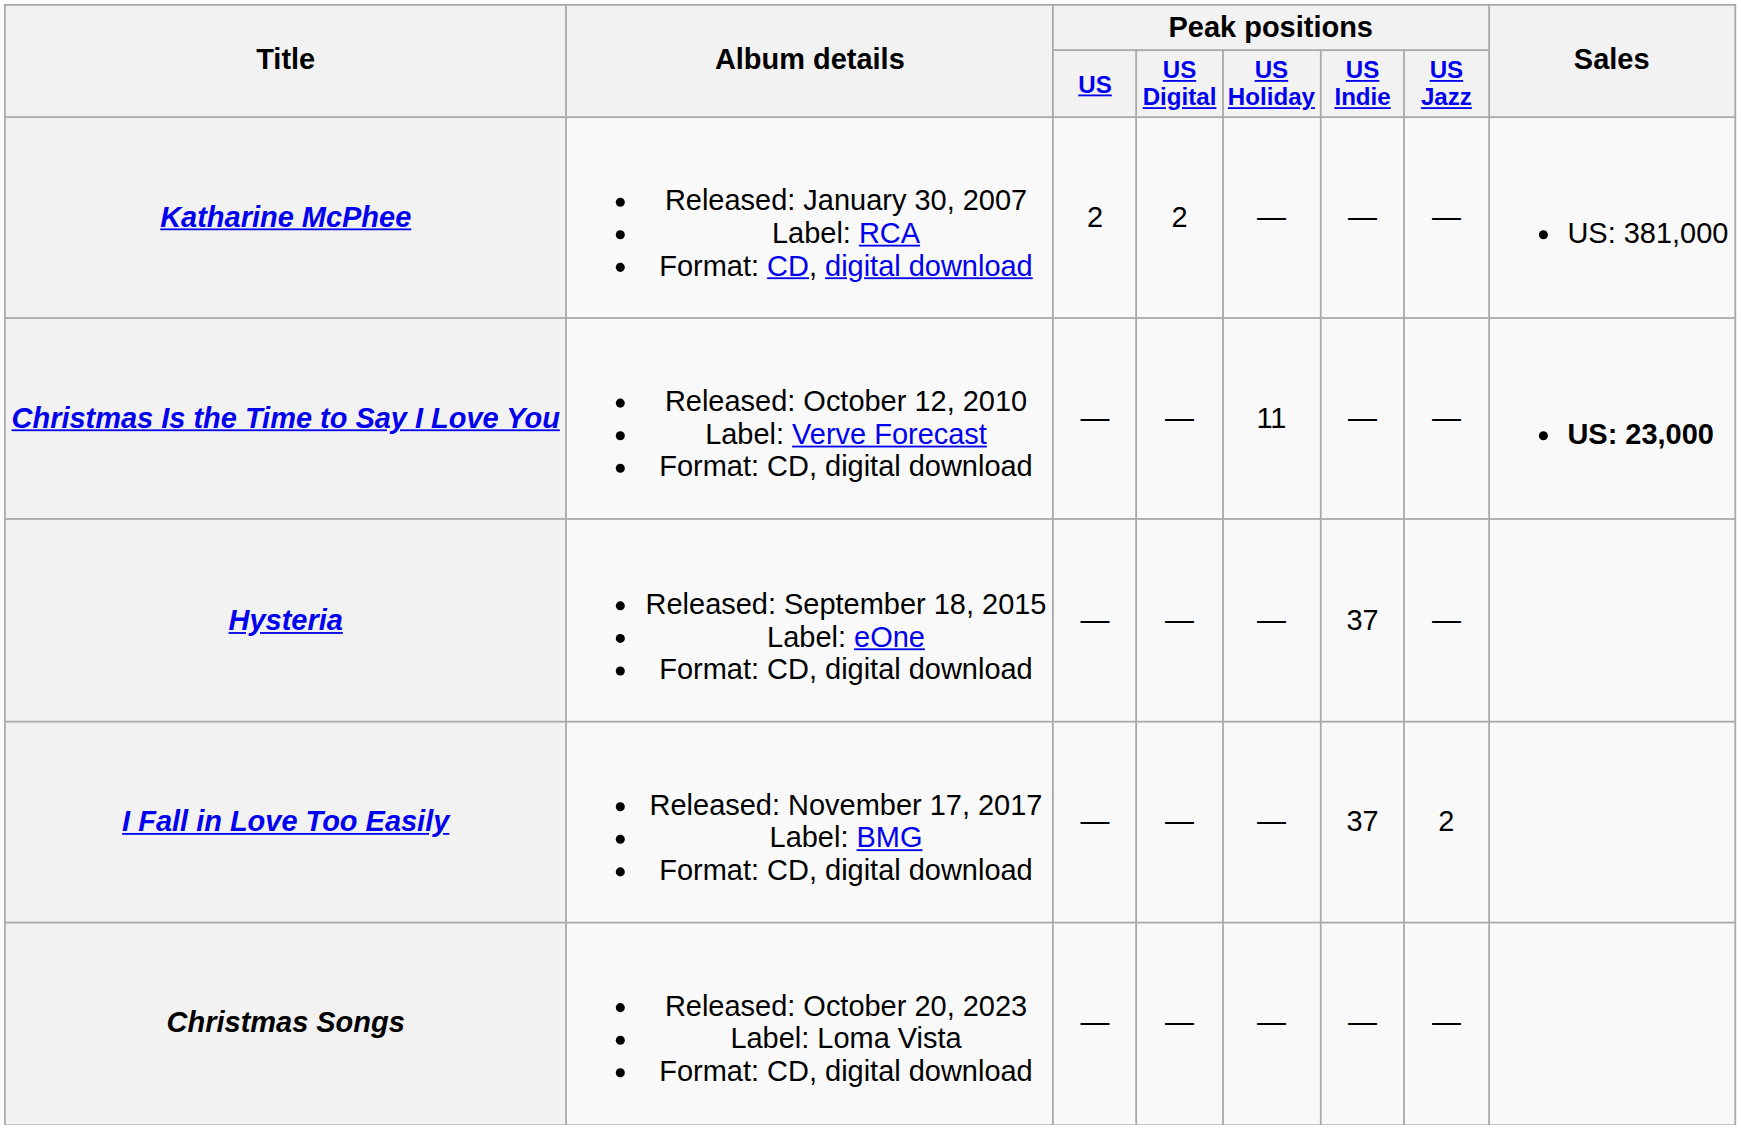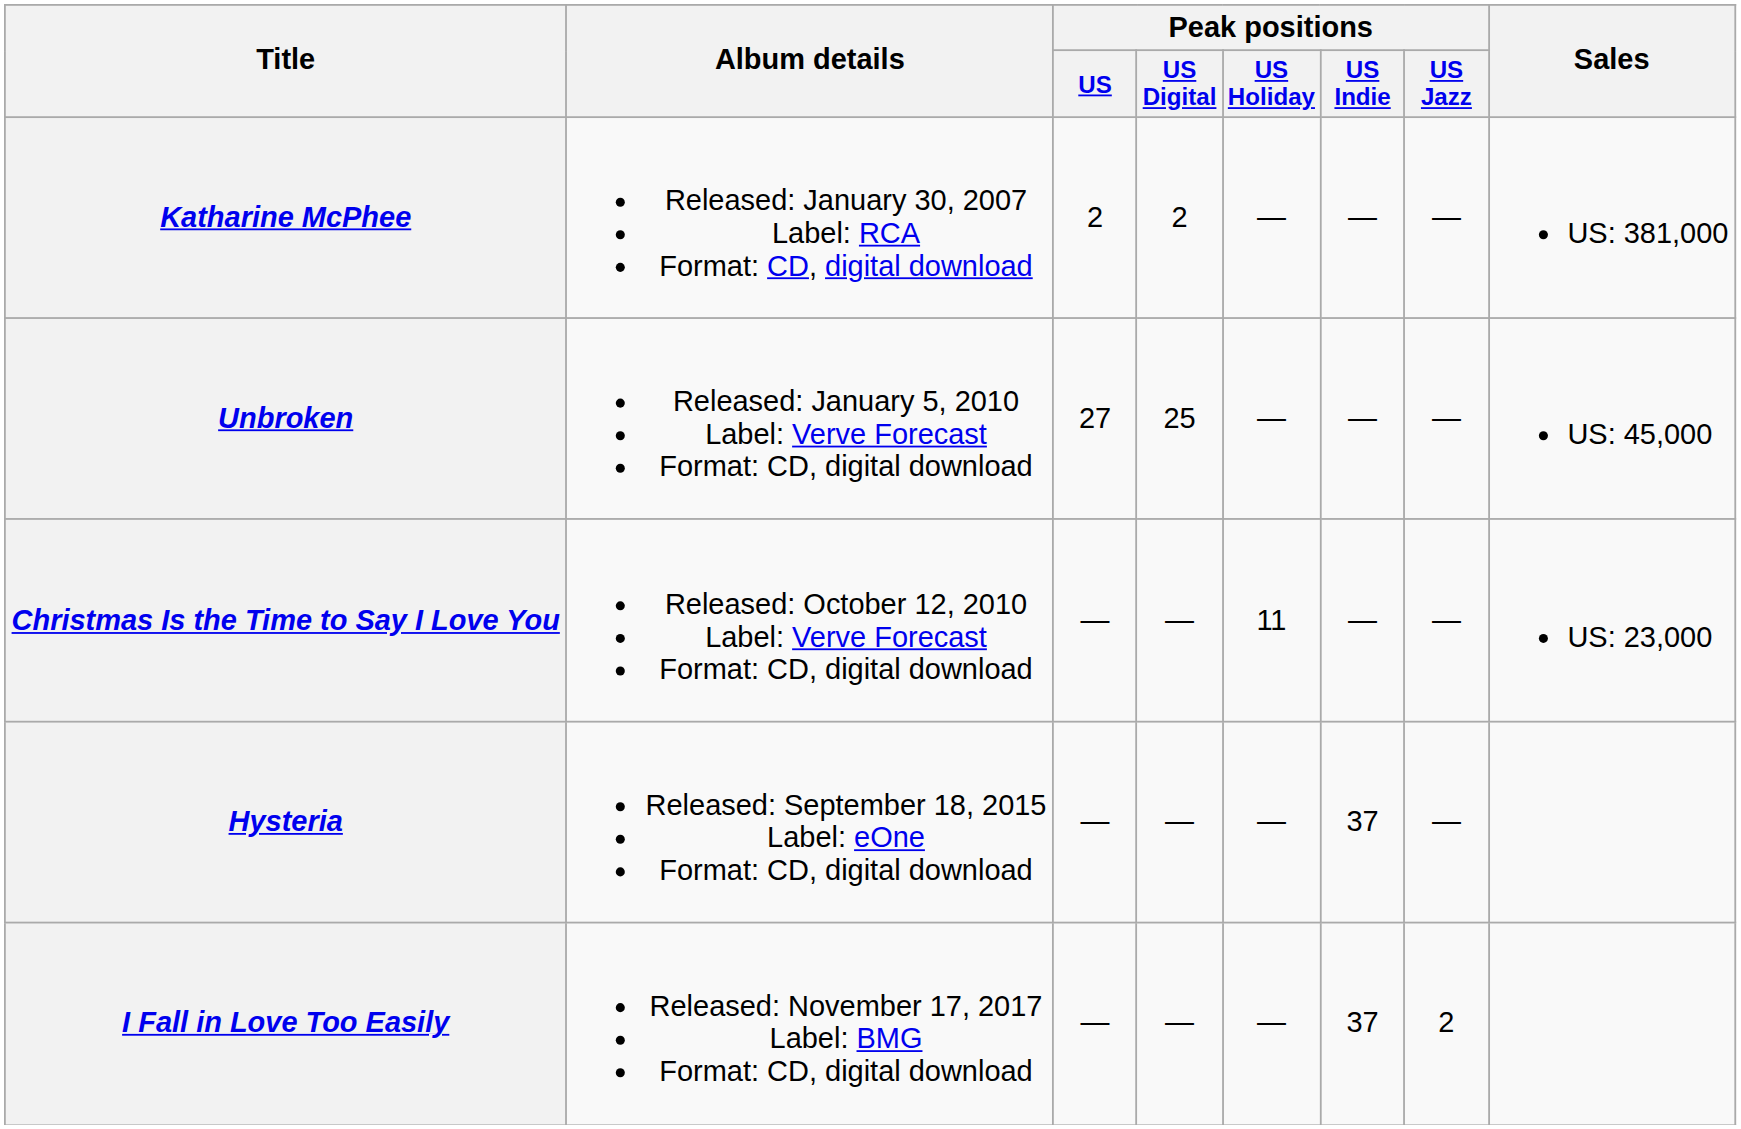+ row: (286, 418)
(1612, 435) bold -> (1612, 637) normal
- row: (286, 1023)
